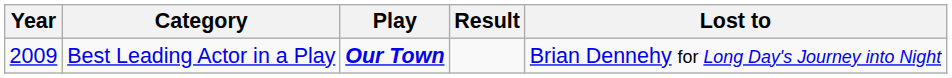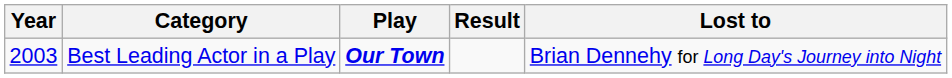(33, 55) 2009 -> (33, 55) 2003
